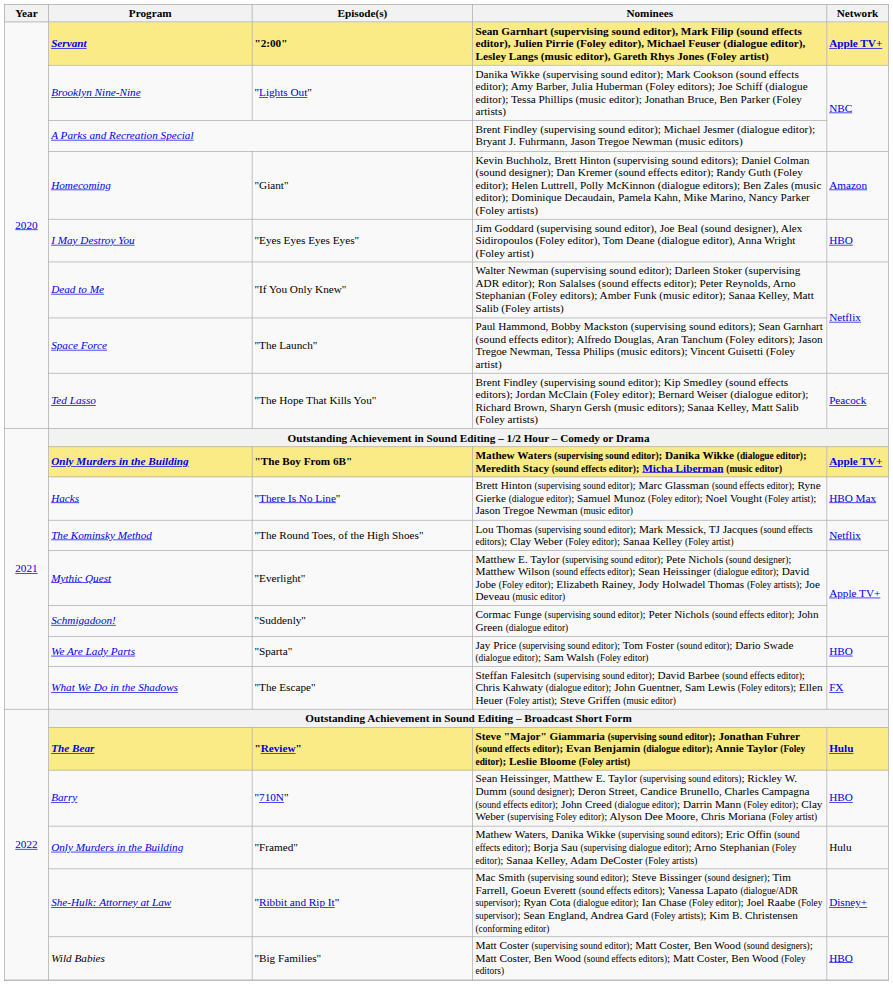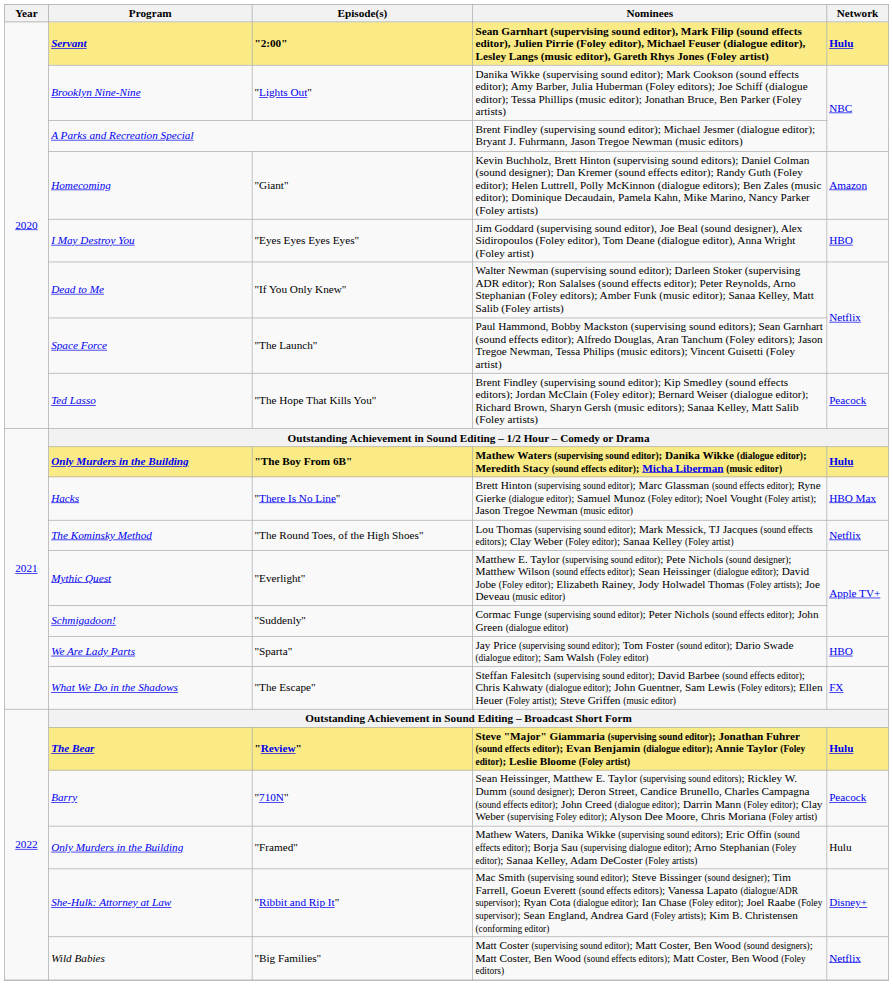(856, 43) Apple TV+ -> (841, 43) Hulu
(856, 461) Apple TV+ -> (841, 461) Hulu
(841, 798) HBO -> (848, 798) Peacock
(841, 958) HBO -> (845, 958) Netflix
